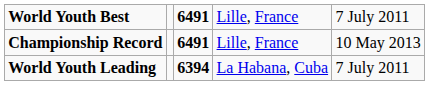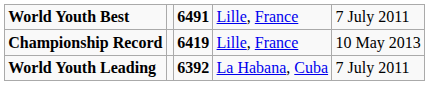(193, 42) 6491 -> (193, 42) 6419
(193, 67) 6394 -> (193, 67) 6392
